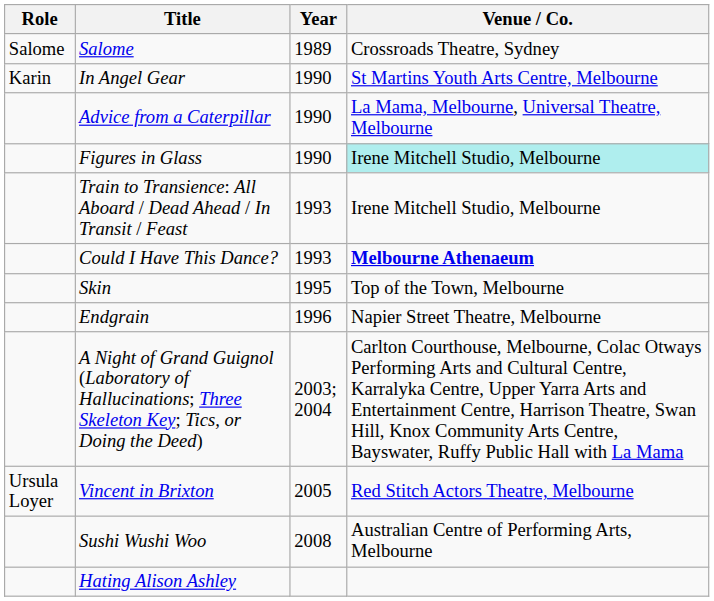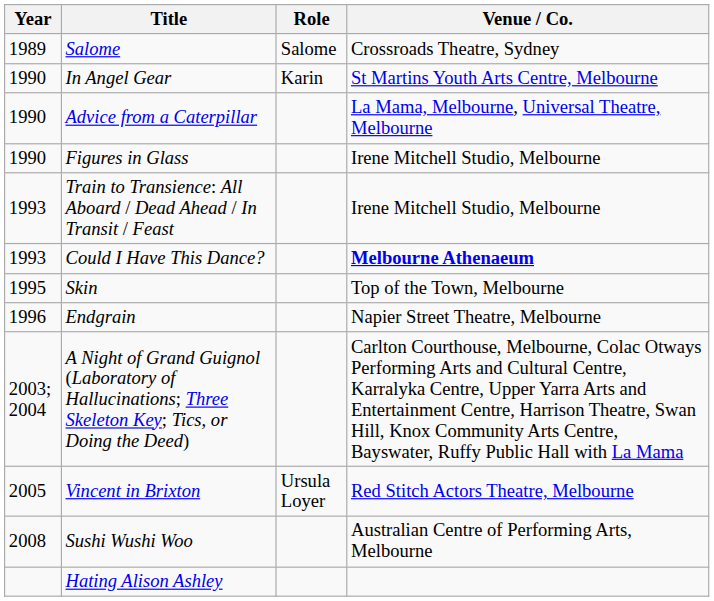columns swapped: (318, 19) <-> (40, 19)
(476, 157) paleturquoise background -> (476, 157) no background
